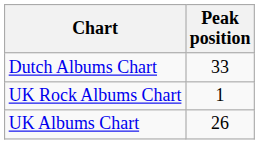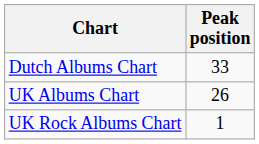rows swapped: (74, 124) <-> (95, 95)
